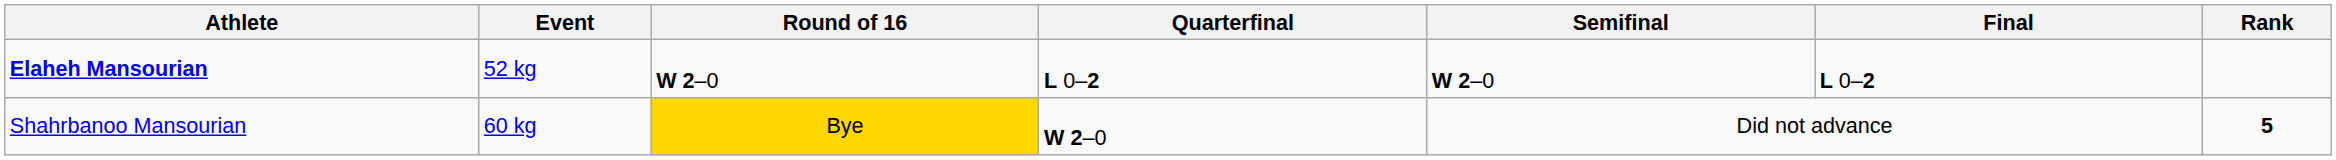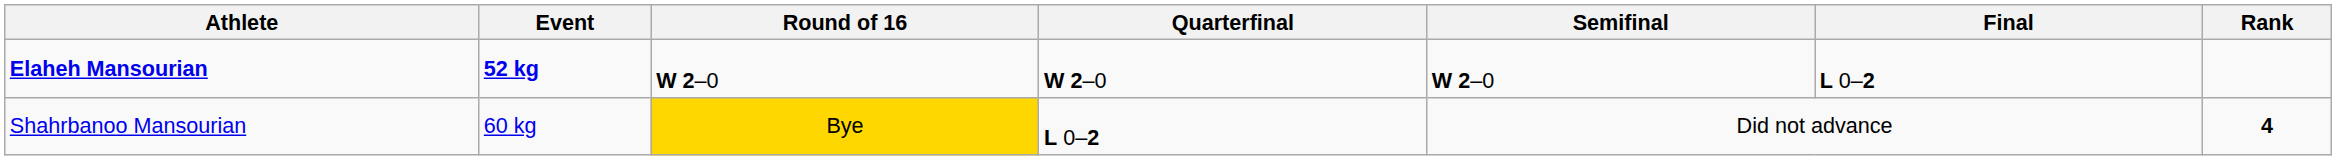(510, 68) normal -> (511, 68) bold
(1072, 80) L 0–2 -> (1075, 80) W 2–0
(1075, 138) W 2–0 -> (1072, 138) L 0–2
(2267, 126) 5 -> (2267, 126) 4
